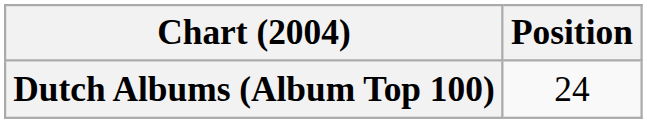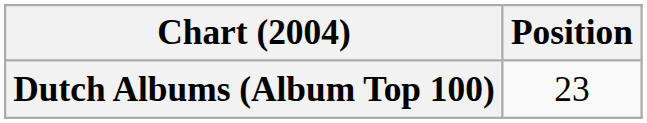(572, 88) 24 -> (572, 88) 23
